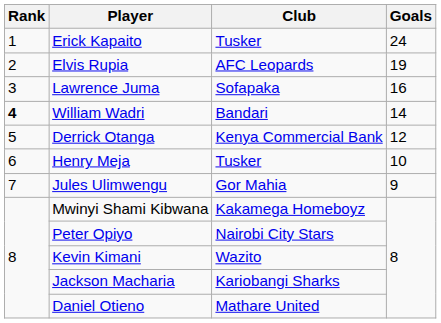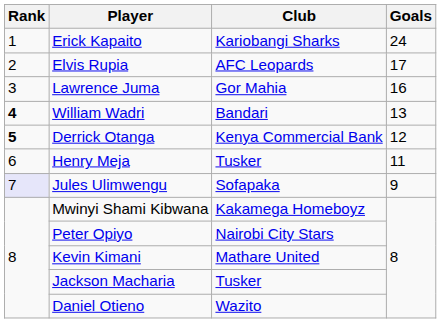(238, 40) Tusker -> (278, 40) Kariobangi Sharks
(398, 64) 19 -> (398, 64) 17
(248, 88) Sofapaka -> (251, 88) Gor Mahia
(398, 112) 14 -> (398, 112) 13
(12, 137) normal -> (12, 137) bold
(398, 161) 10 -> (398, 161) 11
(12, 185) no background -> (12, 185) lavender background
(251, 185) Gor Mahia -> (248, 185) Sofapaka
(238, 257) Wazito -> (267, 257) Mathare United
(278, 281) Kariobangi Sharks -> (238, 281) Tusker
(267, 305) Mathare United -> (238, 305) Wazito
